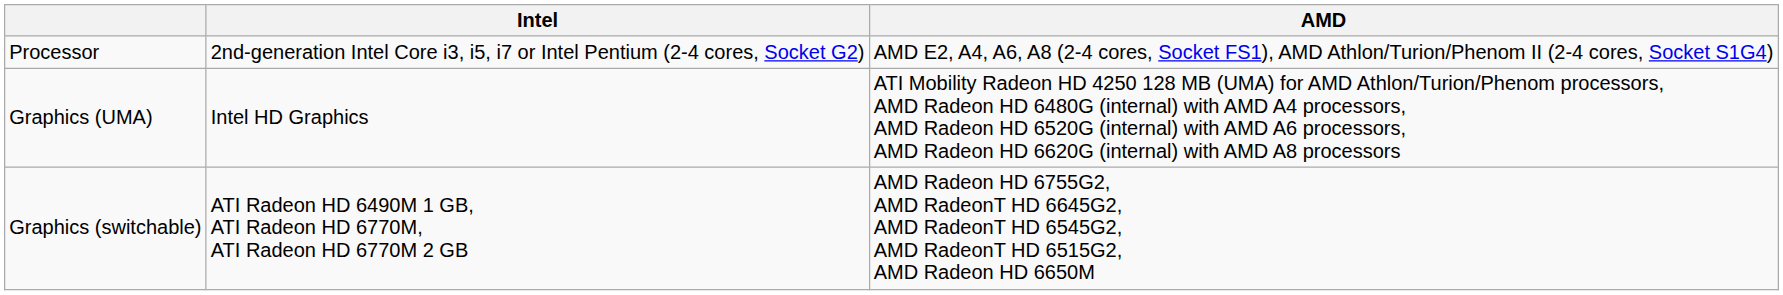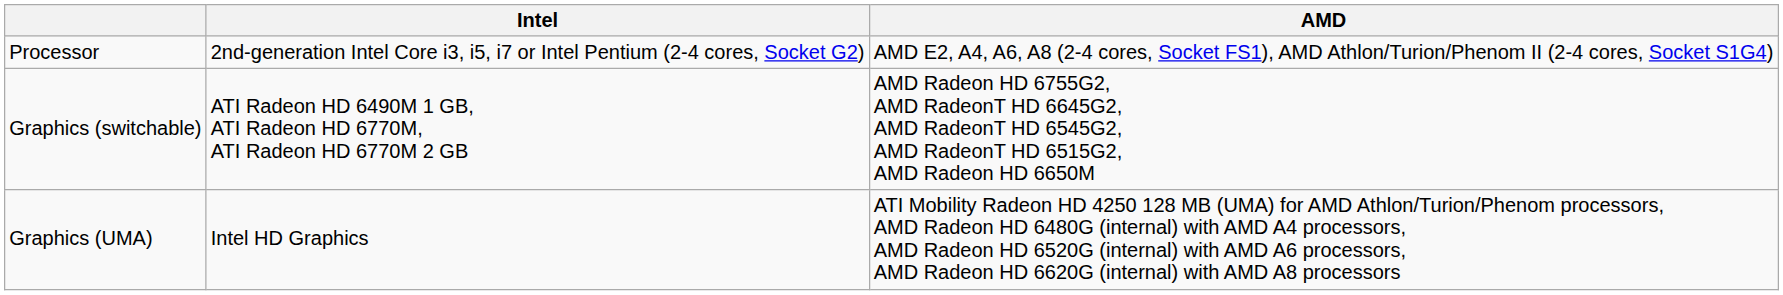rows swapped: (81, 117) <-> (105, 228)
